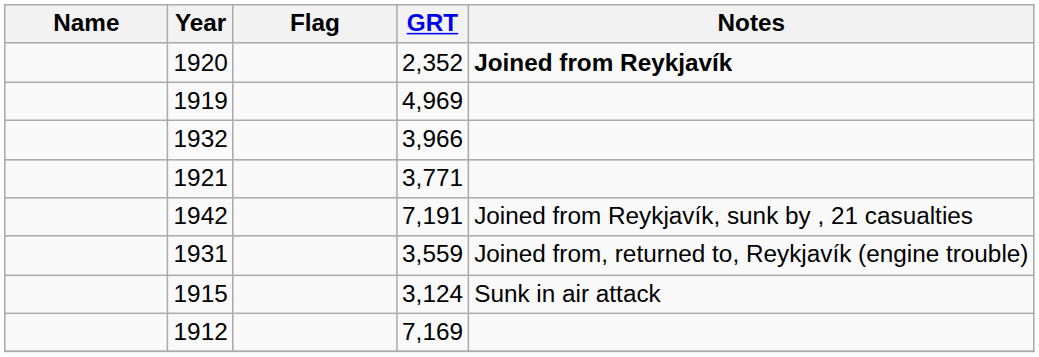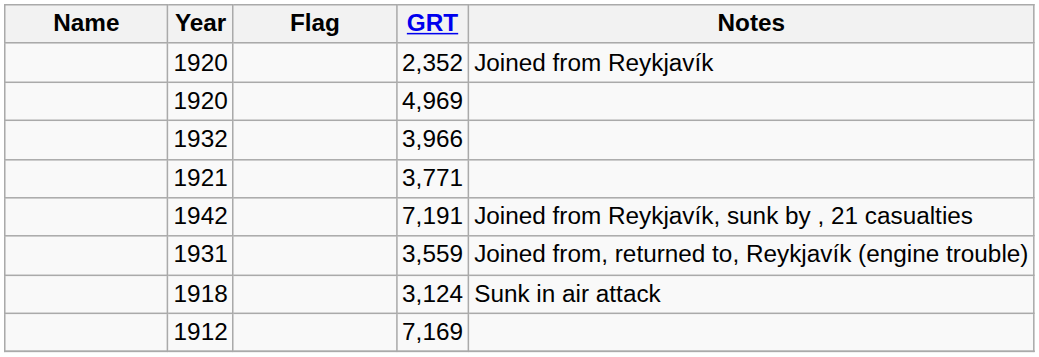(603, 62) bold -> (594, 62) normal
(201, 100) 1919 -> (201, 100) 1920
(201, 293) 1915 -> (201, 293) 1918
